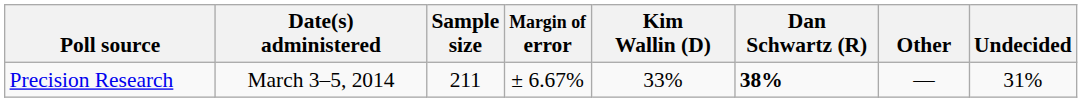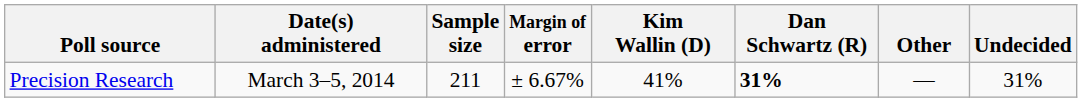(663, 79) 33% -> (663, 79) 41%
(761, 79) 38% -> (761, 79) 31%
